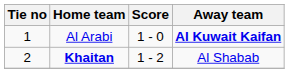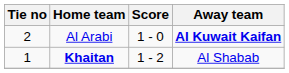(27, 36) 1 -> (27, 36) 2
(27, 57) 2 -> (27, 57) 1
